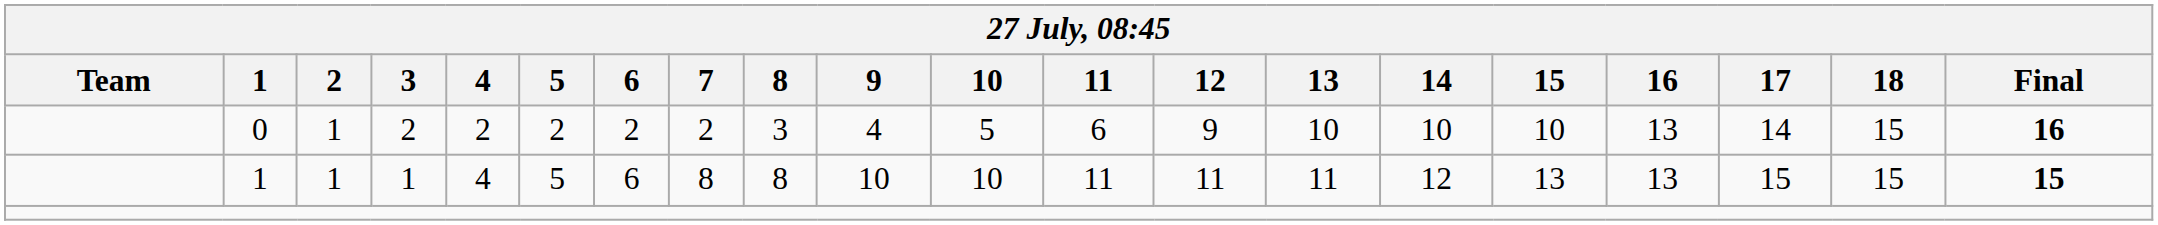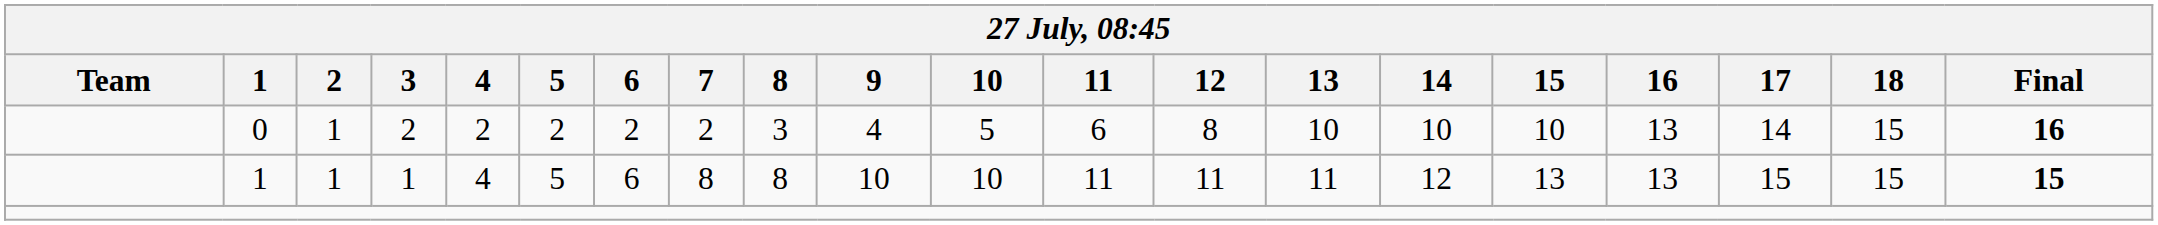(1210, 129) 9 -> (1210, 129) 8
